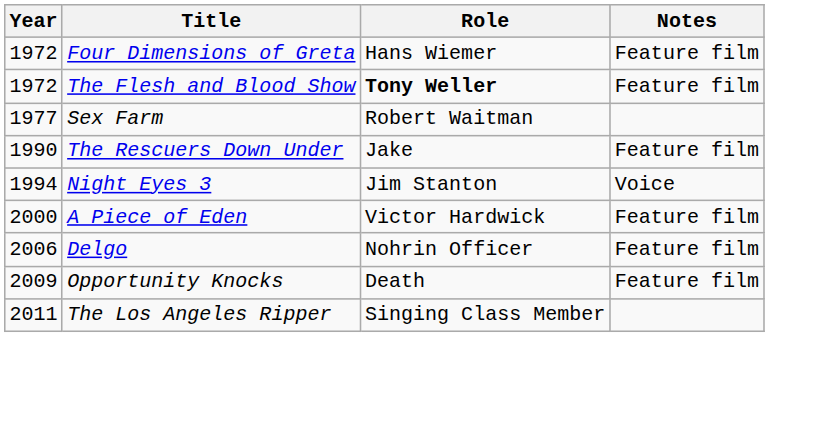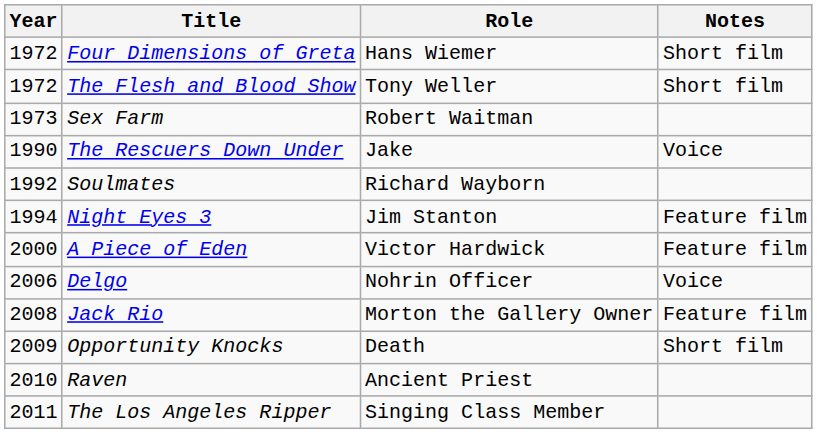(687, 54) Feature film -> (723, 54) Short film
(431, 86) bold -> (431, 86) normal
(687, 86) Feature film -> (723, 86) Short film
(34, 119) 1977 -> (34, 119) 1973
(687, 152) Feature film -> (693, 152) Voice
+ row: (121, 184)
(645, 184) Voice -> (735, 217) Feature film
(687, 249) Feature film -> (693, 282) Voice
+ row: (115, 315)
(687, 282) Feature film -> (723, 347) Short film
+ row: (97, 380)
